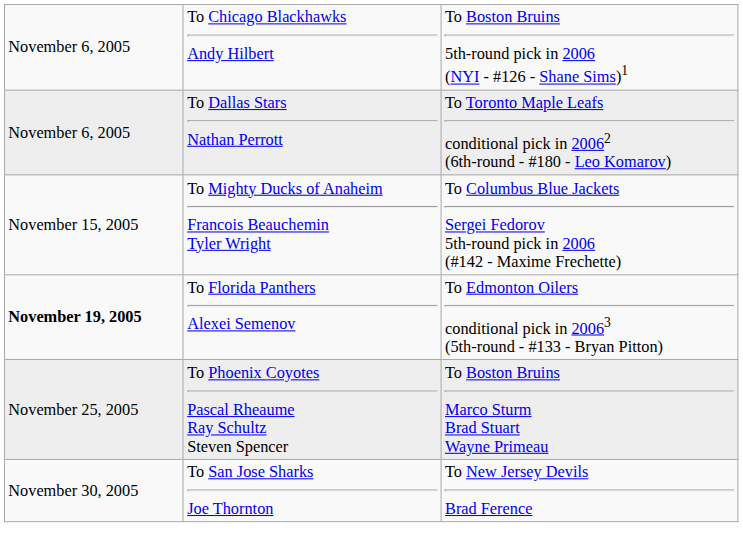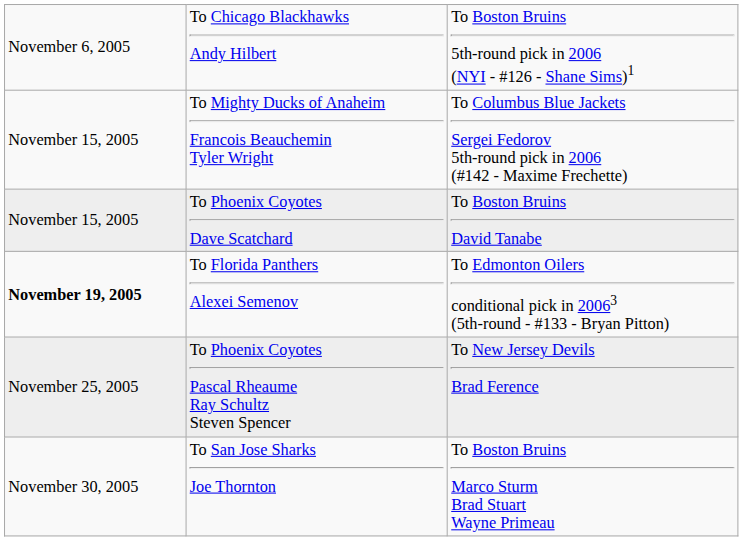- row: (312, 121)
+ row: (317, 220)
(590, 409) To Boston Bruins Marco Sturm Brad Stuart Wayne Primeau -> (593, 368) To New Jersey Devils Brad Ference
(590, 490) To New Jersey Devils Brad Ference -> (593, 486) To Boston Bruins Marco Sturm Brad Stuart Wayne Primeau
